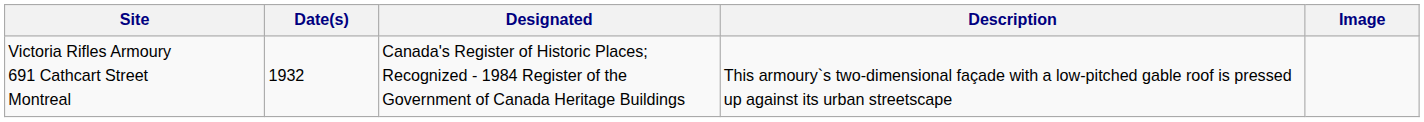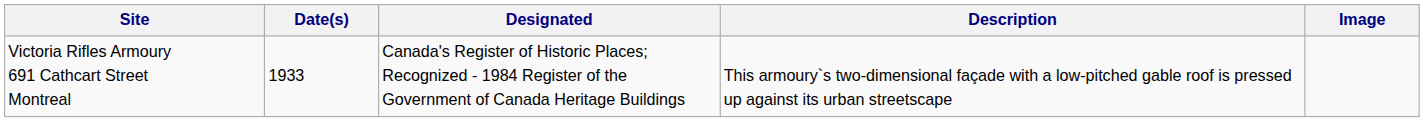(286, 76) 1932 -> (286, 76) 1933
